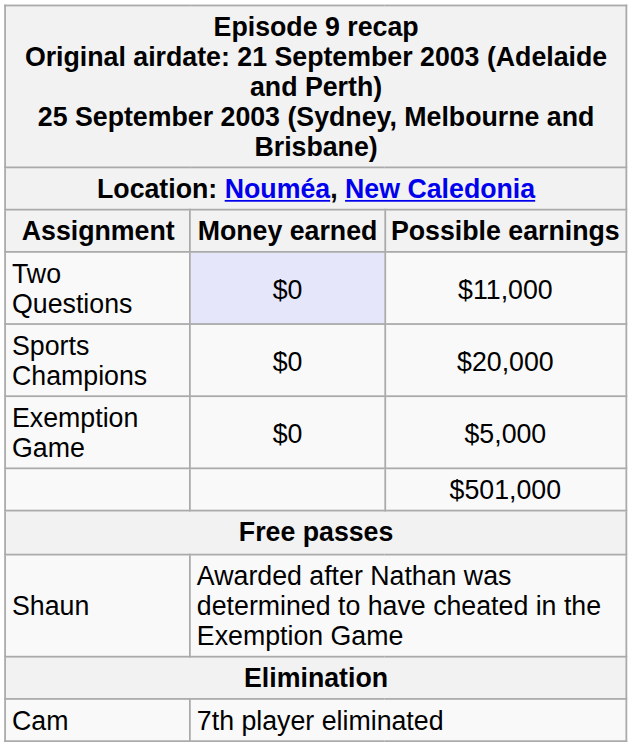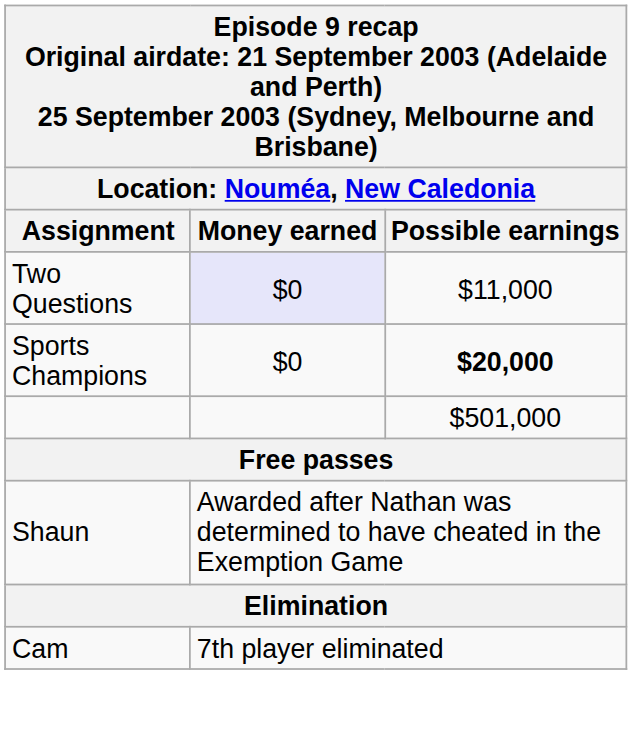(505, 361) normal -> (505, 361) bold
- row: (75, 433)
